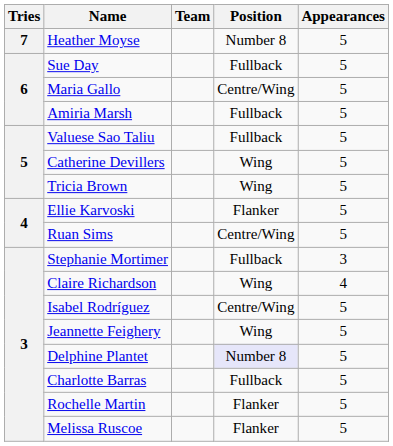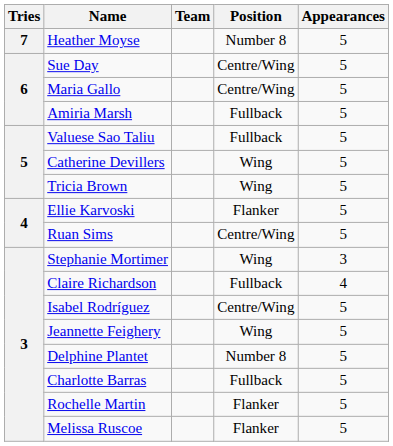(256, 64) Fullback -> (256, 64) Centre/Wing
(256, 258) Fullback -> (256, 258) Wing
(256, 282) Wing -> (256, 282) Fullback
(256, 355) lavender background -> (256, 355) no background
